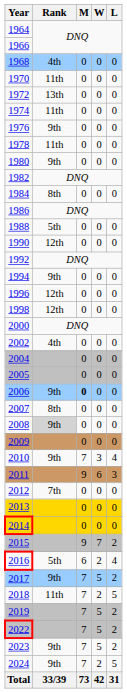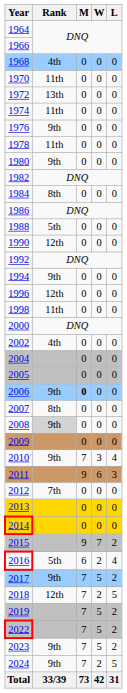(54, 309) 12th -> (54, 309) 11th
(54, 595) 11th -> (54, 595) 12th
